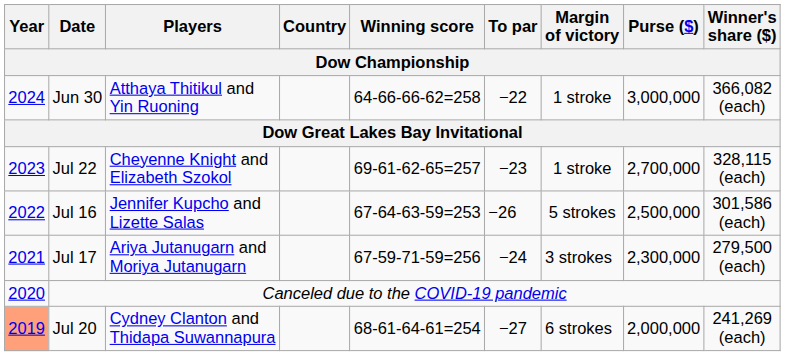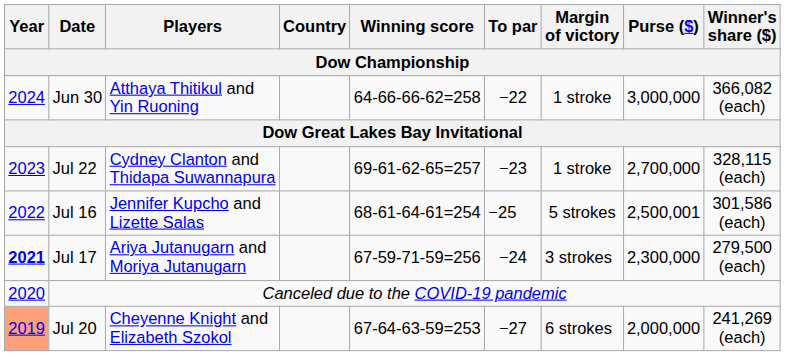(189, 168) Cheyenne Knight and Elizabeth Szokol -> (193, 168) Cydney Clanton and Thidapa Suwannapura
(417, 213) 67-64-63-59=253 -> (417, 213) 68-61-64-61=254
(502, 213) −26 -> (502, 213) −25
(664, 213) 2,500,000 -> (664, 213) 2,500,001
(27, 257) normal -> (27, 257) bold
(193, 328) Cydney Clanton and Thidapa Suwannapura -> (189, 328) Cheyenne Knight and Elizabeth Szokol
(417, 328) 68-61-64-61=254 -> (417, 328) 67-64-63-59=253
